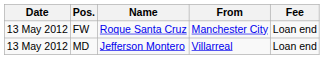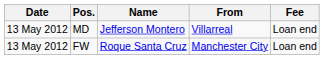rows swapped: (81, 29) <-> (81, 46)
